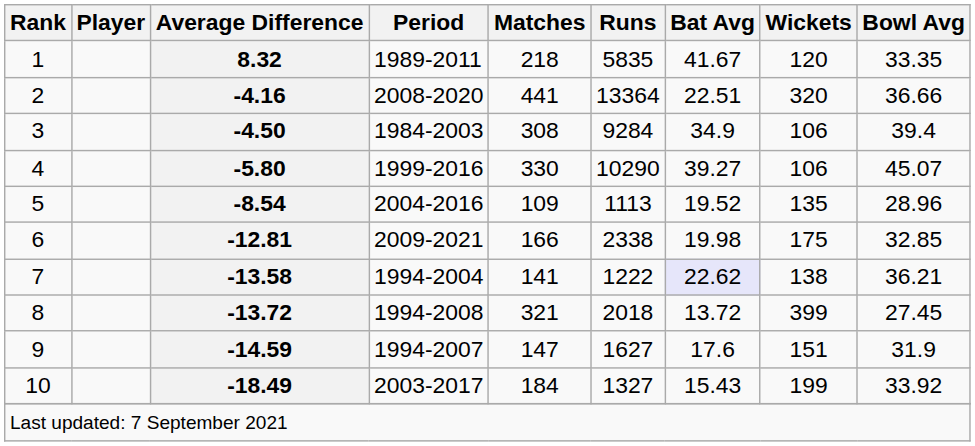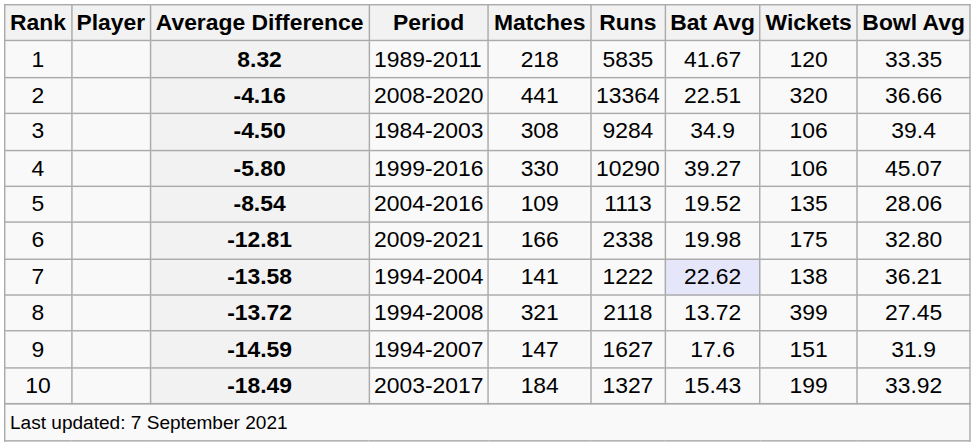(914, 204) 28.96 -> (914, 204) 28.06
(914, 240) 32.85 -> (914, 240) 32.80
(628, 312) 2018 -> (628, 312) 2118
